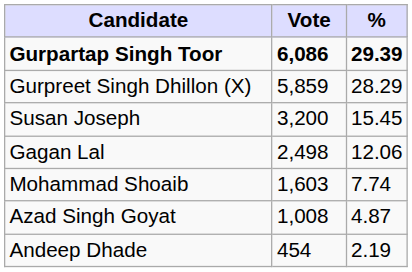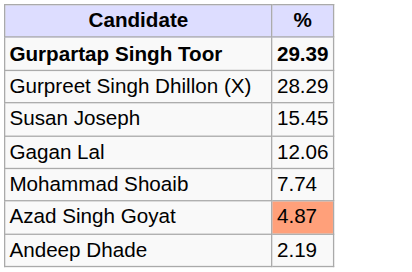- column: (309, 20)
(371, 217) no background -> (297, 217) lightsalmon background
